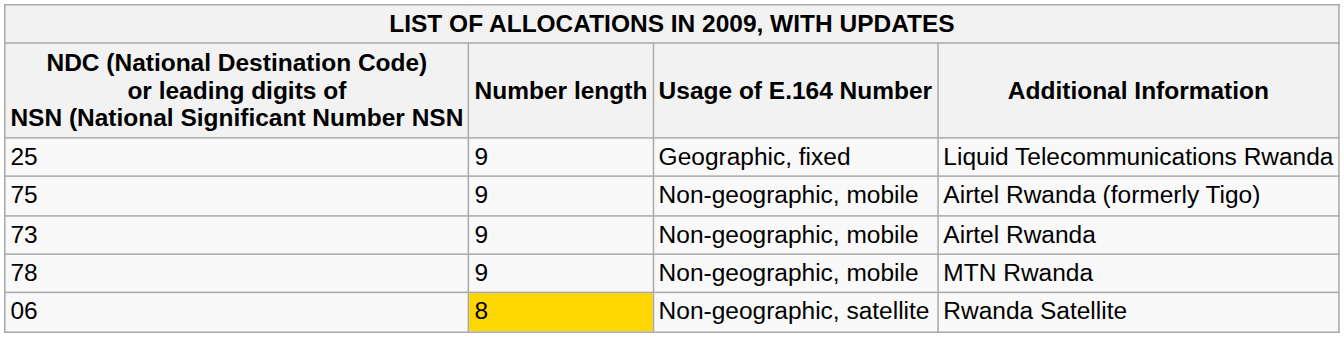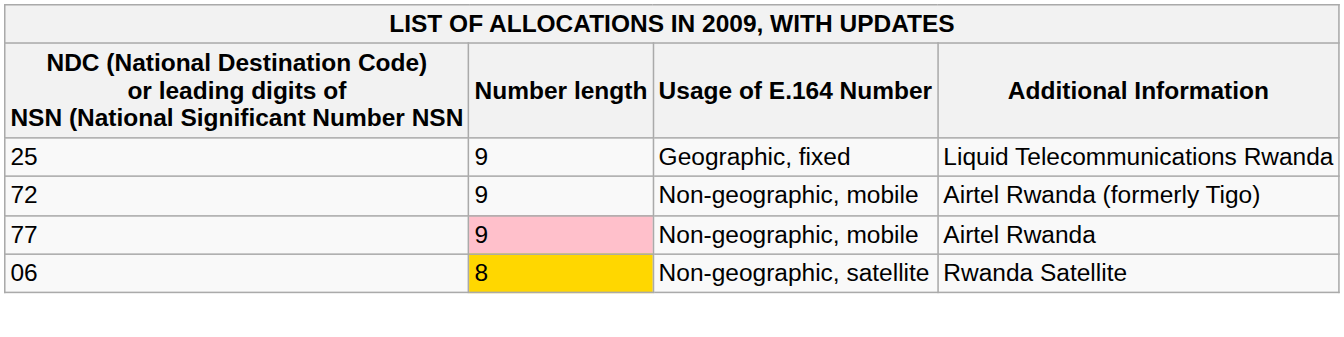(24, 195) 75 -> (24, 195) 72
(24, 234) 73 -> (24, 234) 77
(481, 234) no background -> (481, 234) pink background
- row: (1018, 273)
